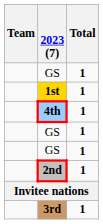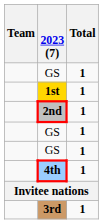rows swapped: (21, 112) <-> (21, 171)
